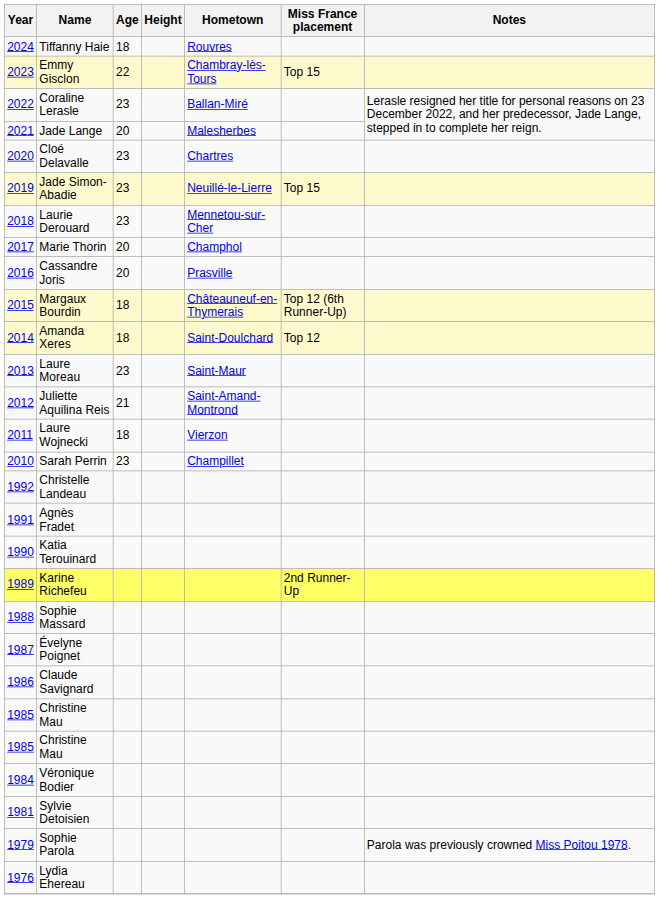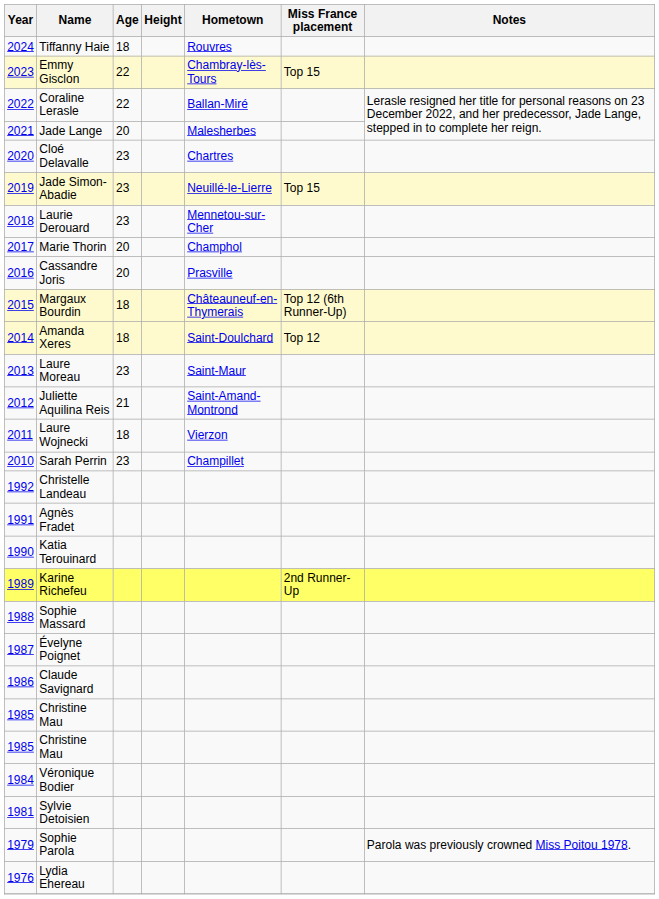(123, 104) 23 -> (123, 104) 22
